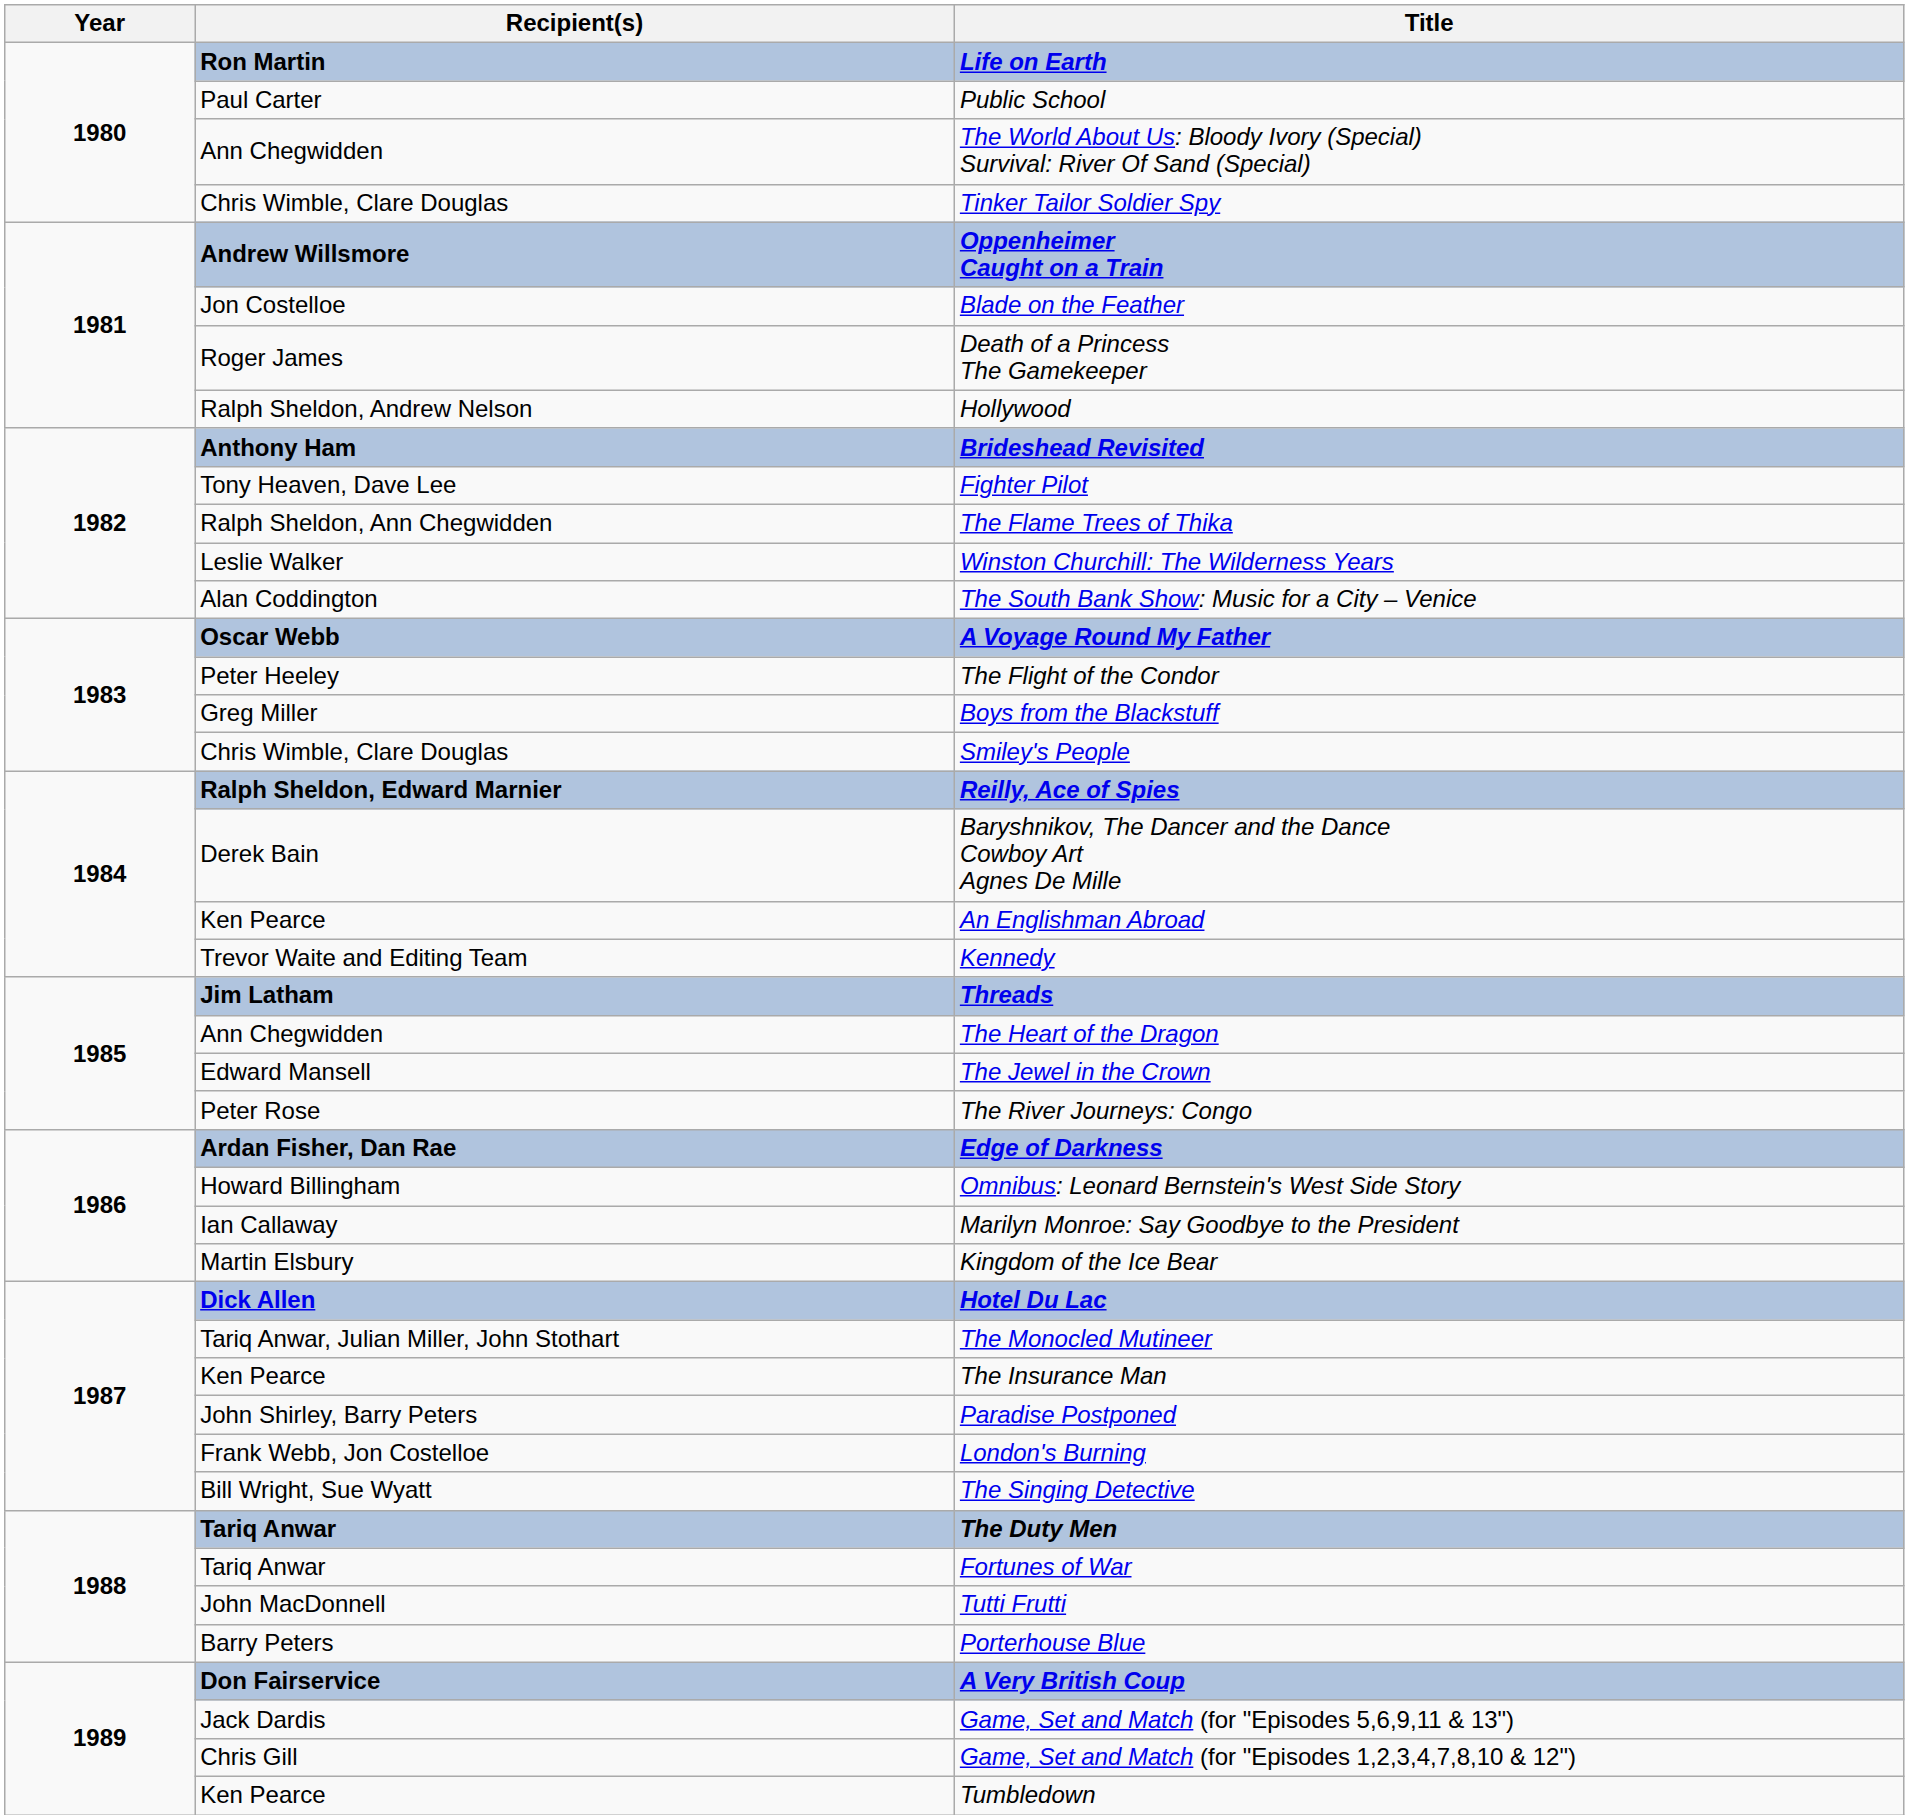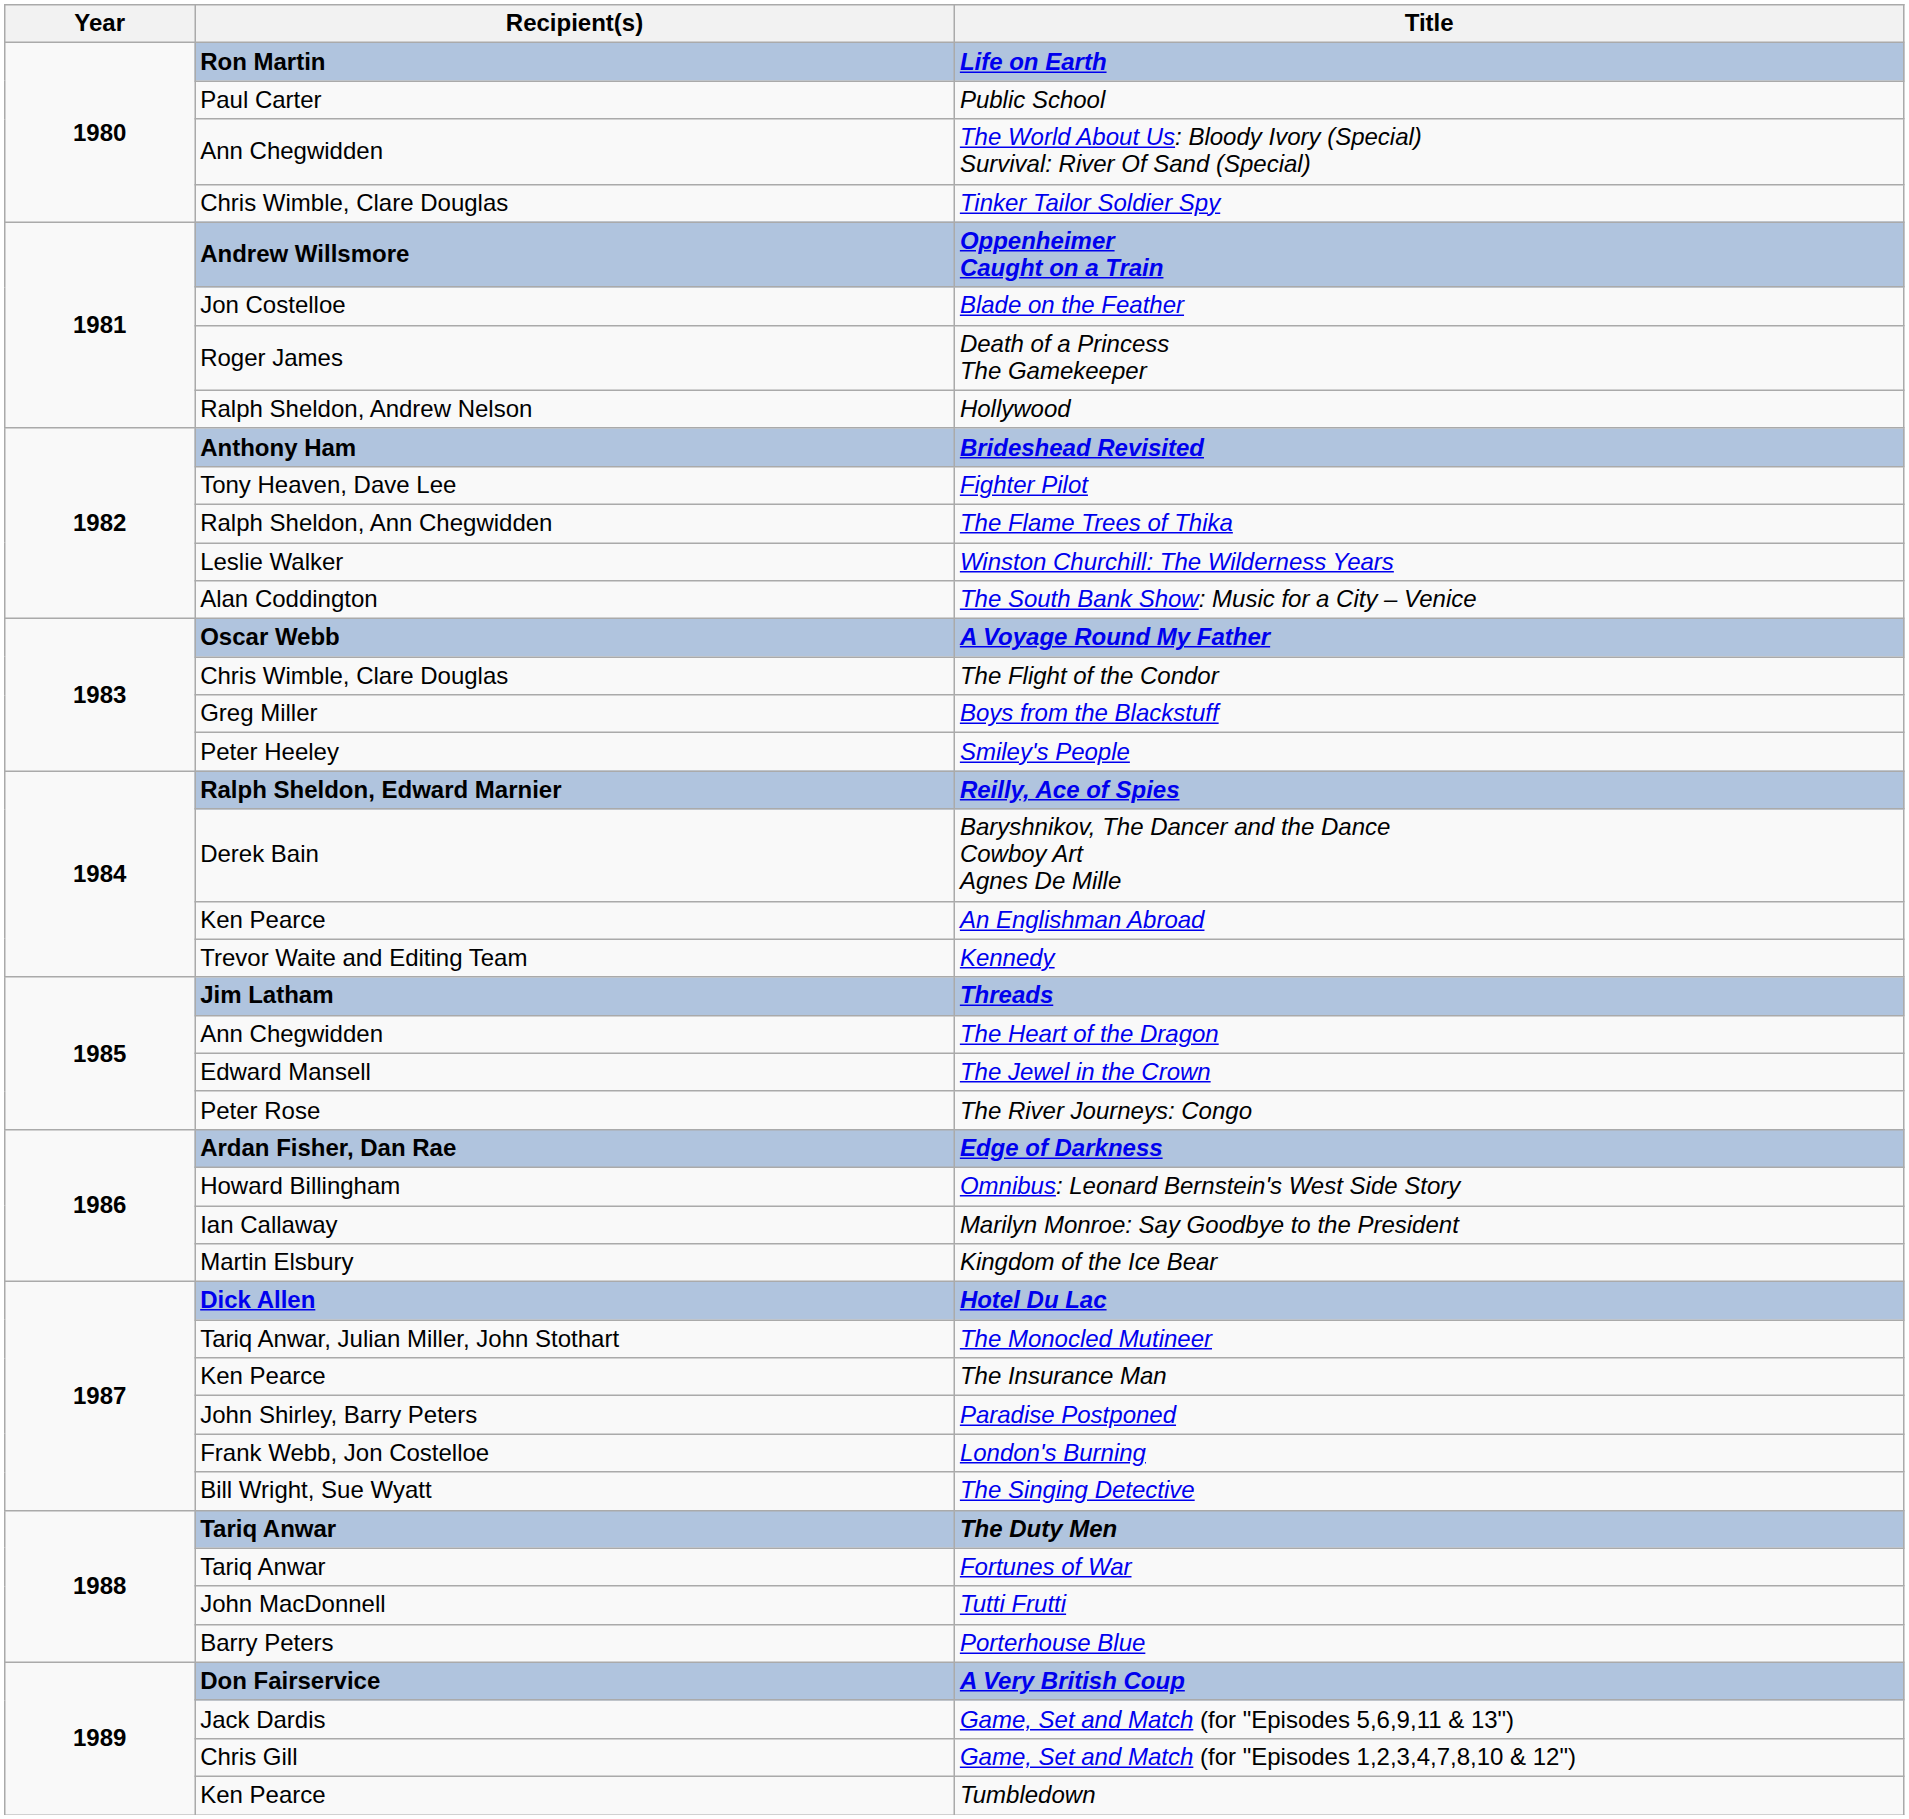(270, 675) Peter Heeley -> (354, 675) Chris Wimble, Clare Douglas
(354, 751) Chris Wimble, Clare Douglas -> (270, 751) Peter Heeley
